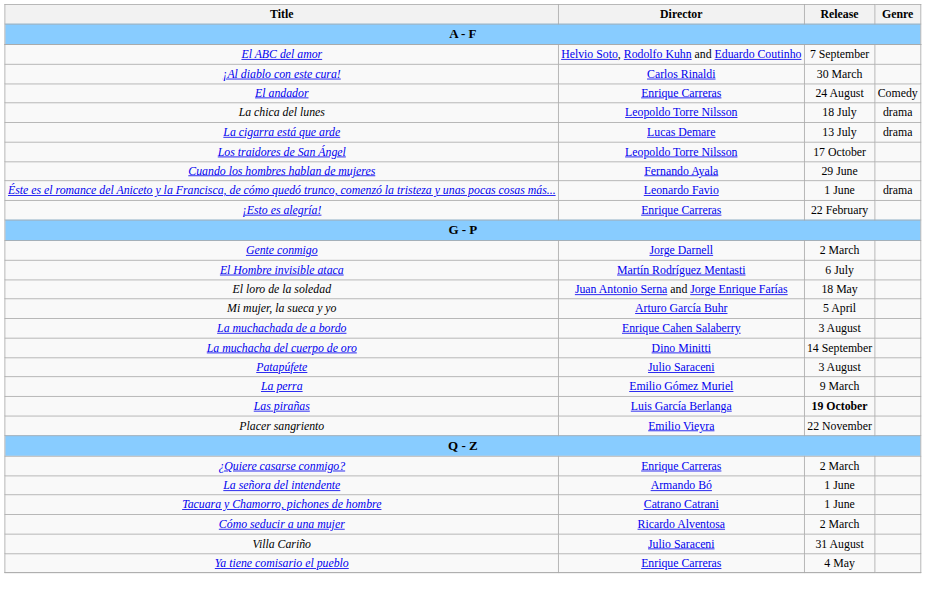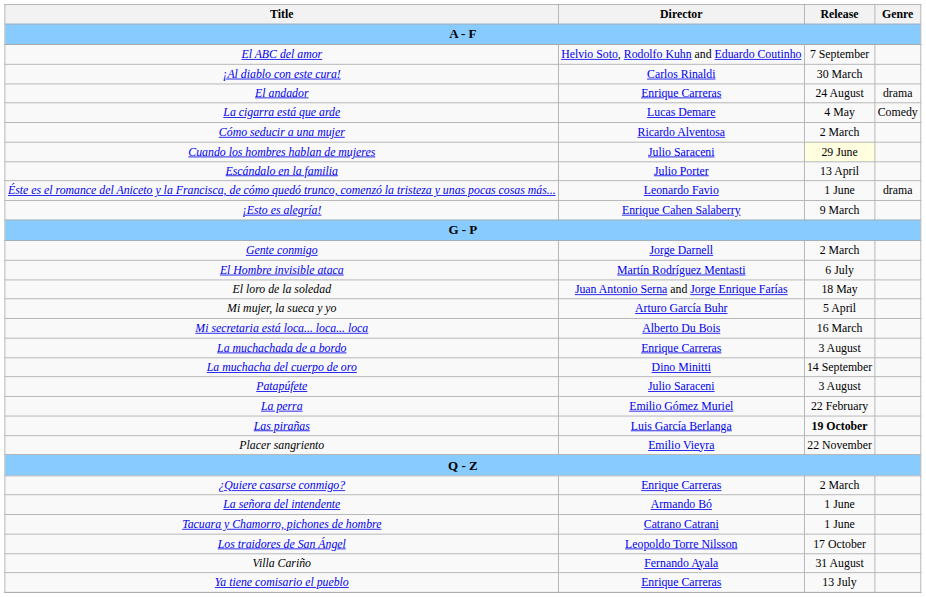(898, 93) Comedy -> (898, 93) drama
- row: (282, 113)
(840, 132) 13 July -> (840, 113) 4 May
(898, 132) drama -> (898, 113) Comedy
rows swapped: (282, 524) <-> (282, 152)
(681, 171) Fernando Ayala -> (681, 152) Julio Saraceni
(840, 171) no background -> (840, 152) lightyellow background
+ row: (282, 171)
(681, 210) Enrique Carreras -> (681, 210) Enrique Cahen Salaberry
(840, 210) 22 February -> (840, 210) 9 March
+ row: (282, 328)
(681, 328) Enrique Cahen Salaberry -> (681, 348) Enrique Carreras
(840, 387) 9 March -> (840, 406) 22 February
(681, 544) Julio Saraceni -> (681, 563) Fernando Ayala
(840, 563) 4 May -> (840, 583) 13 July
